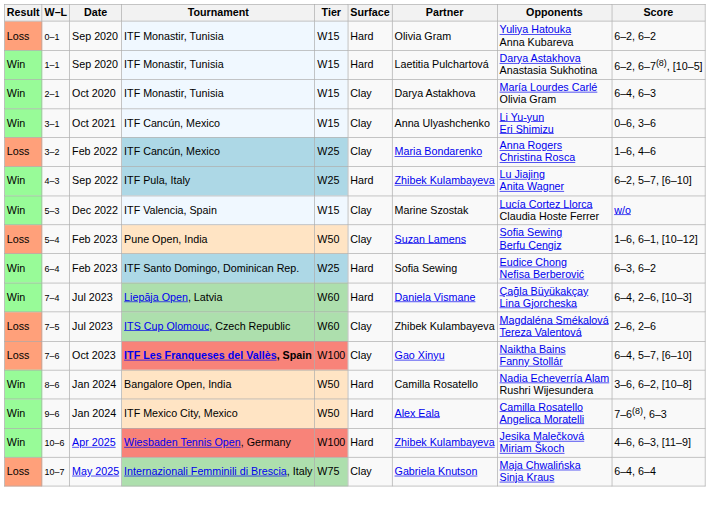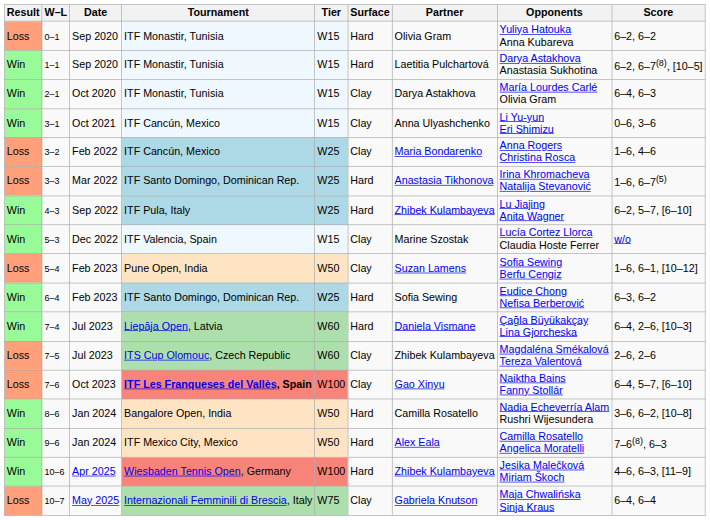+ row: (52, 182)
